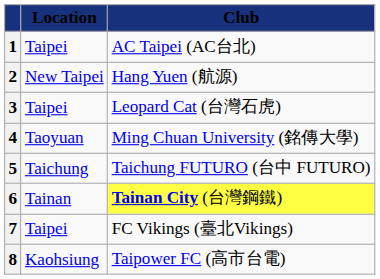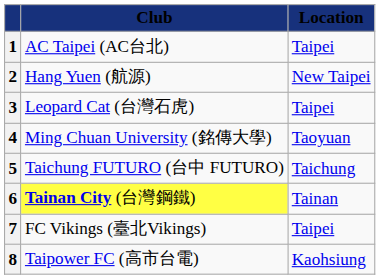columns swapped: (241, 18) <-> (64, 18)
